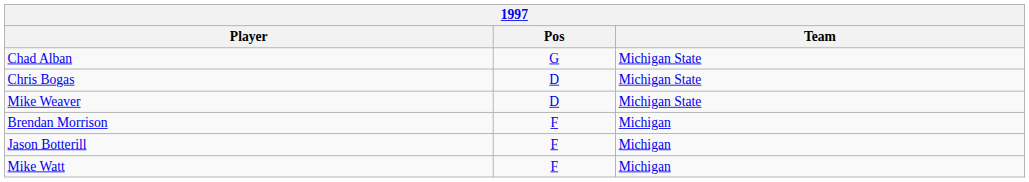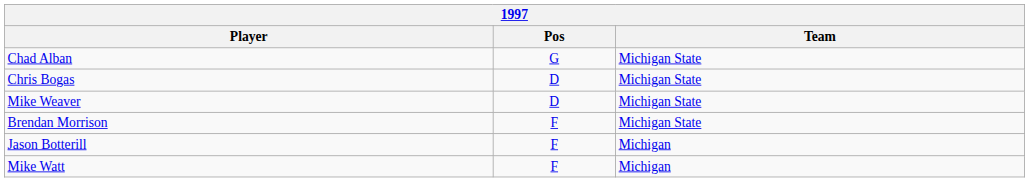(645, 123) Michigan -> (660, 123) Michigan State
